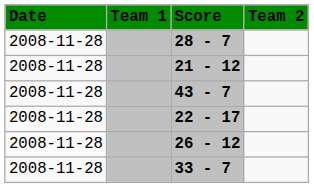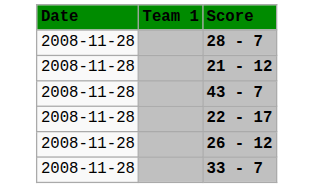- column: (276, 17)
